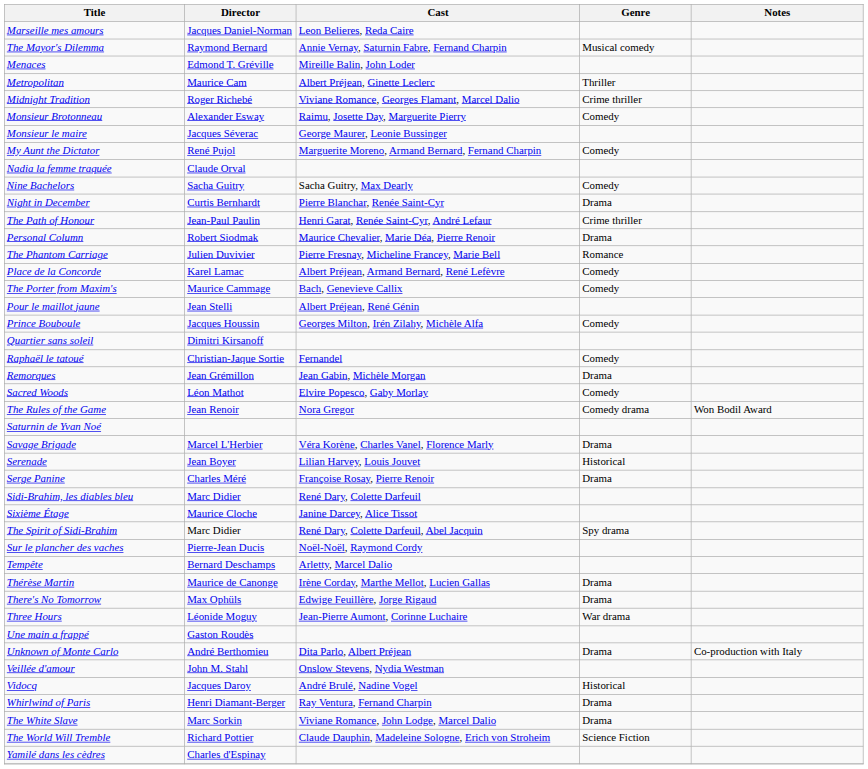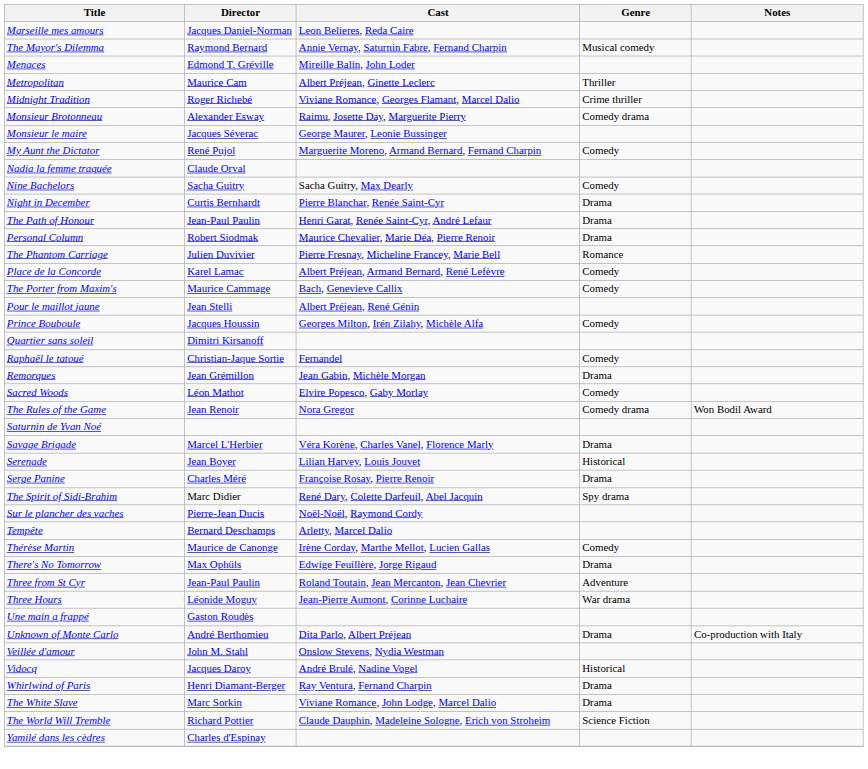(601, 116) Comedy -> (616, 116) Comedy drama
(612, 220) Crime thriller -> (597, 220) Drama
- row: (70, 496)
- row: (38, 513)
(597, 582) Drama -> (601, 548) Comedy
+ row: (46, 582)
